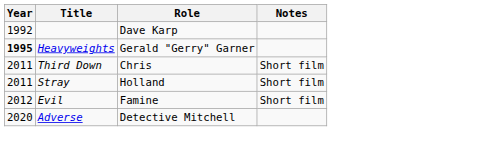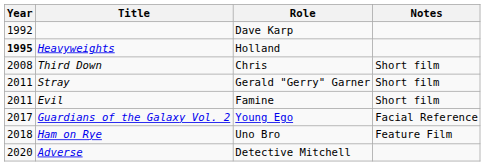(187, 48) Gerald "Gerry" Garner -> (258, 48) Holland
(20, 65) 2011 -> (20, 65) 2008
(142, 83) Holland -> (303, 83) Gerald "Gerry" Garner
(20, 100) 2012 -> (20, 100) 2011
+ row: (134, 117)
+ row: (70, 135)
